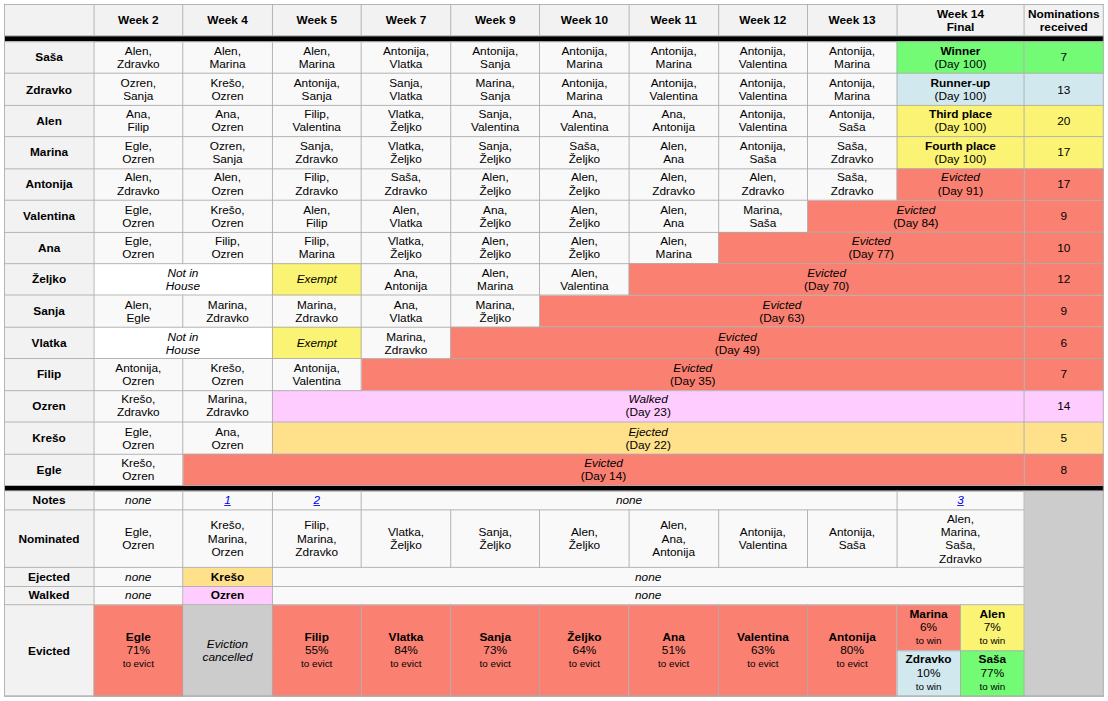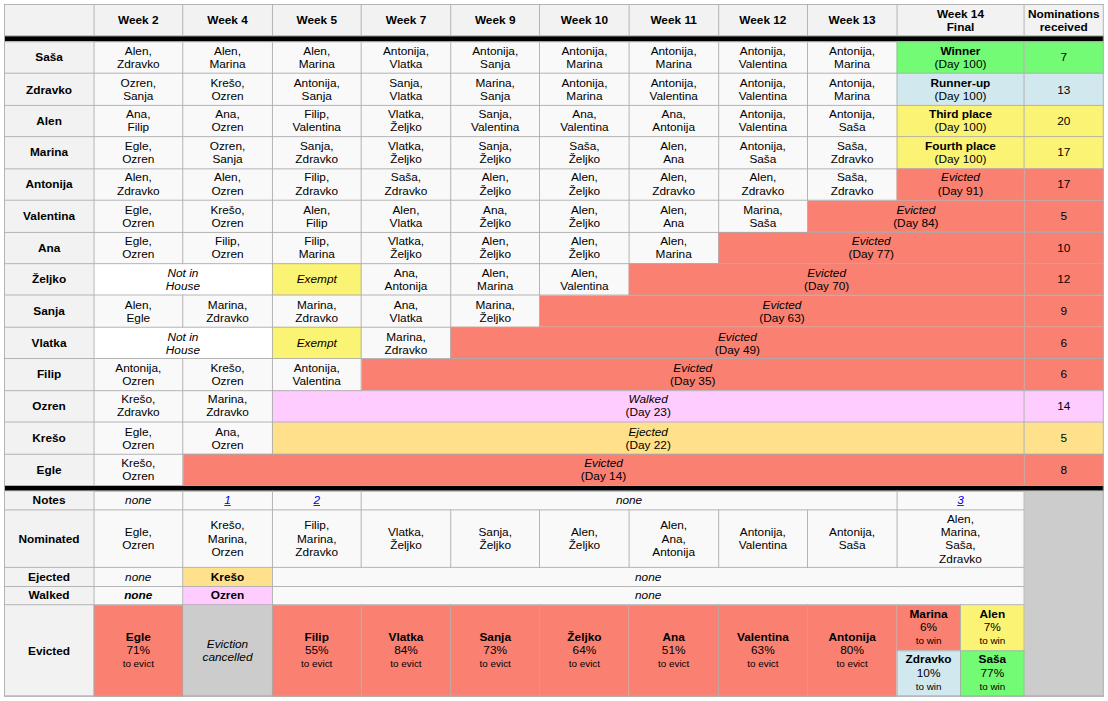(1064, 216) 9 -> (1064, 216) 5
(1064, 374) 7 -> (1064, 374) 6
(138, 595) normal -> (138, 595) bold
